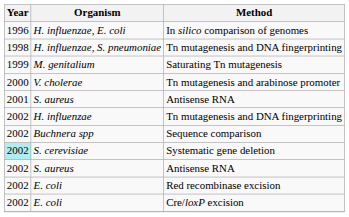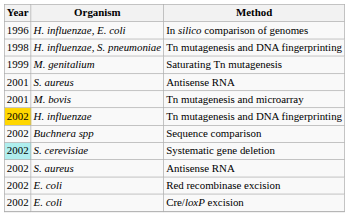- row: (58, 82)
+ row: (52, 99)
(18, 116) no background -> (18, 116) gold background
